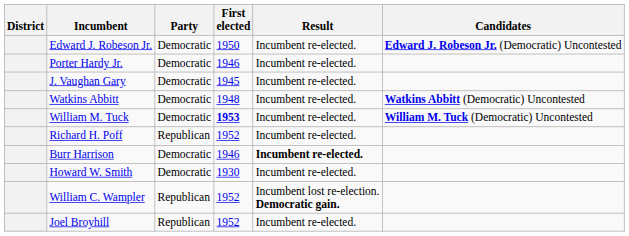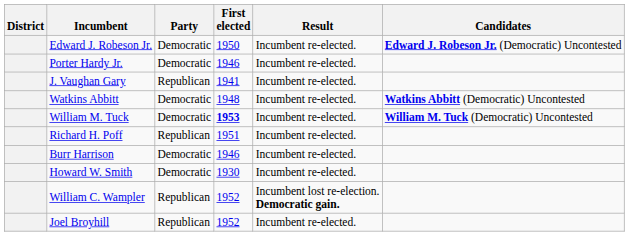(184, 81) Democratic -> (184, 81) Republican
(228, 81) 1945 -> (228, 81) 1941
(228, 136) 1952 -> (228, 136) 1951
(309, 154) bold -> (306, 154) normal
